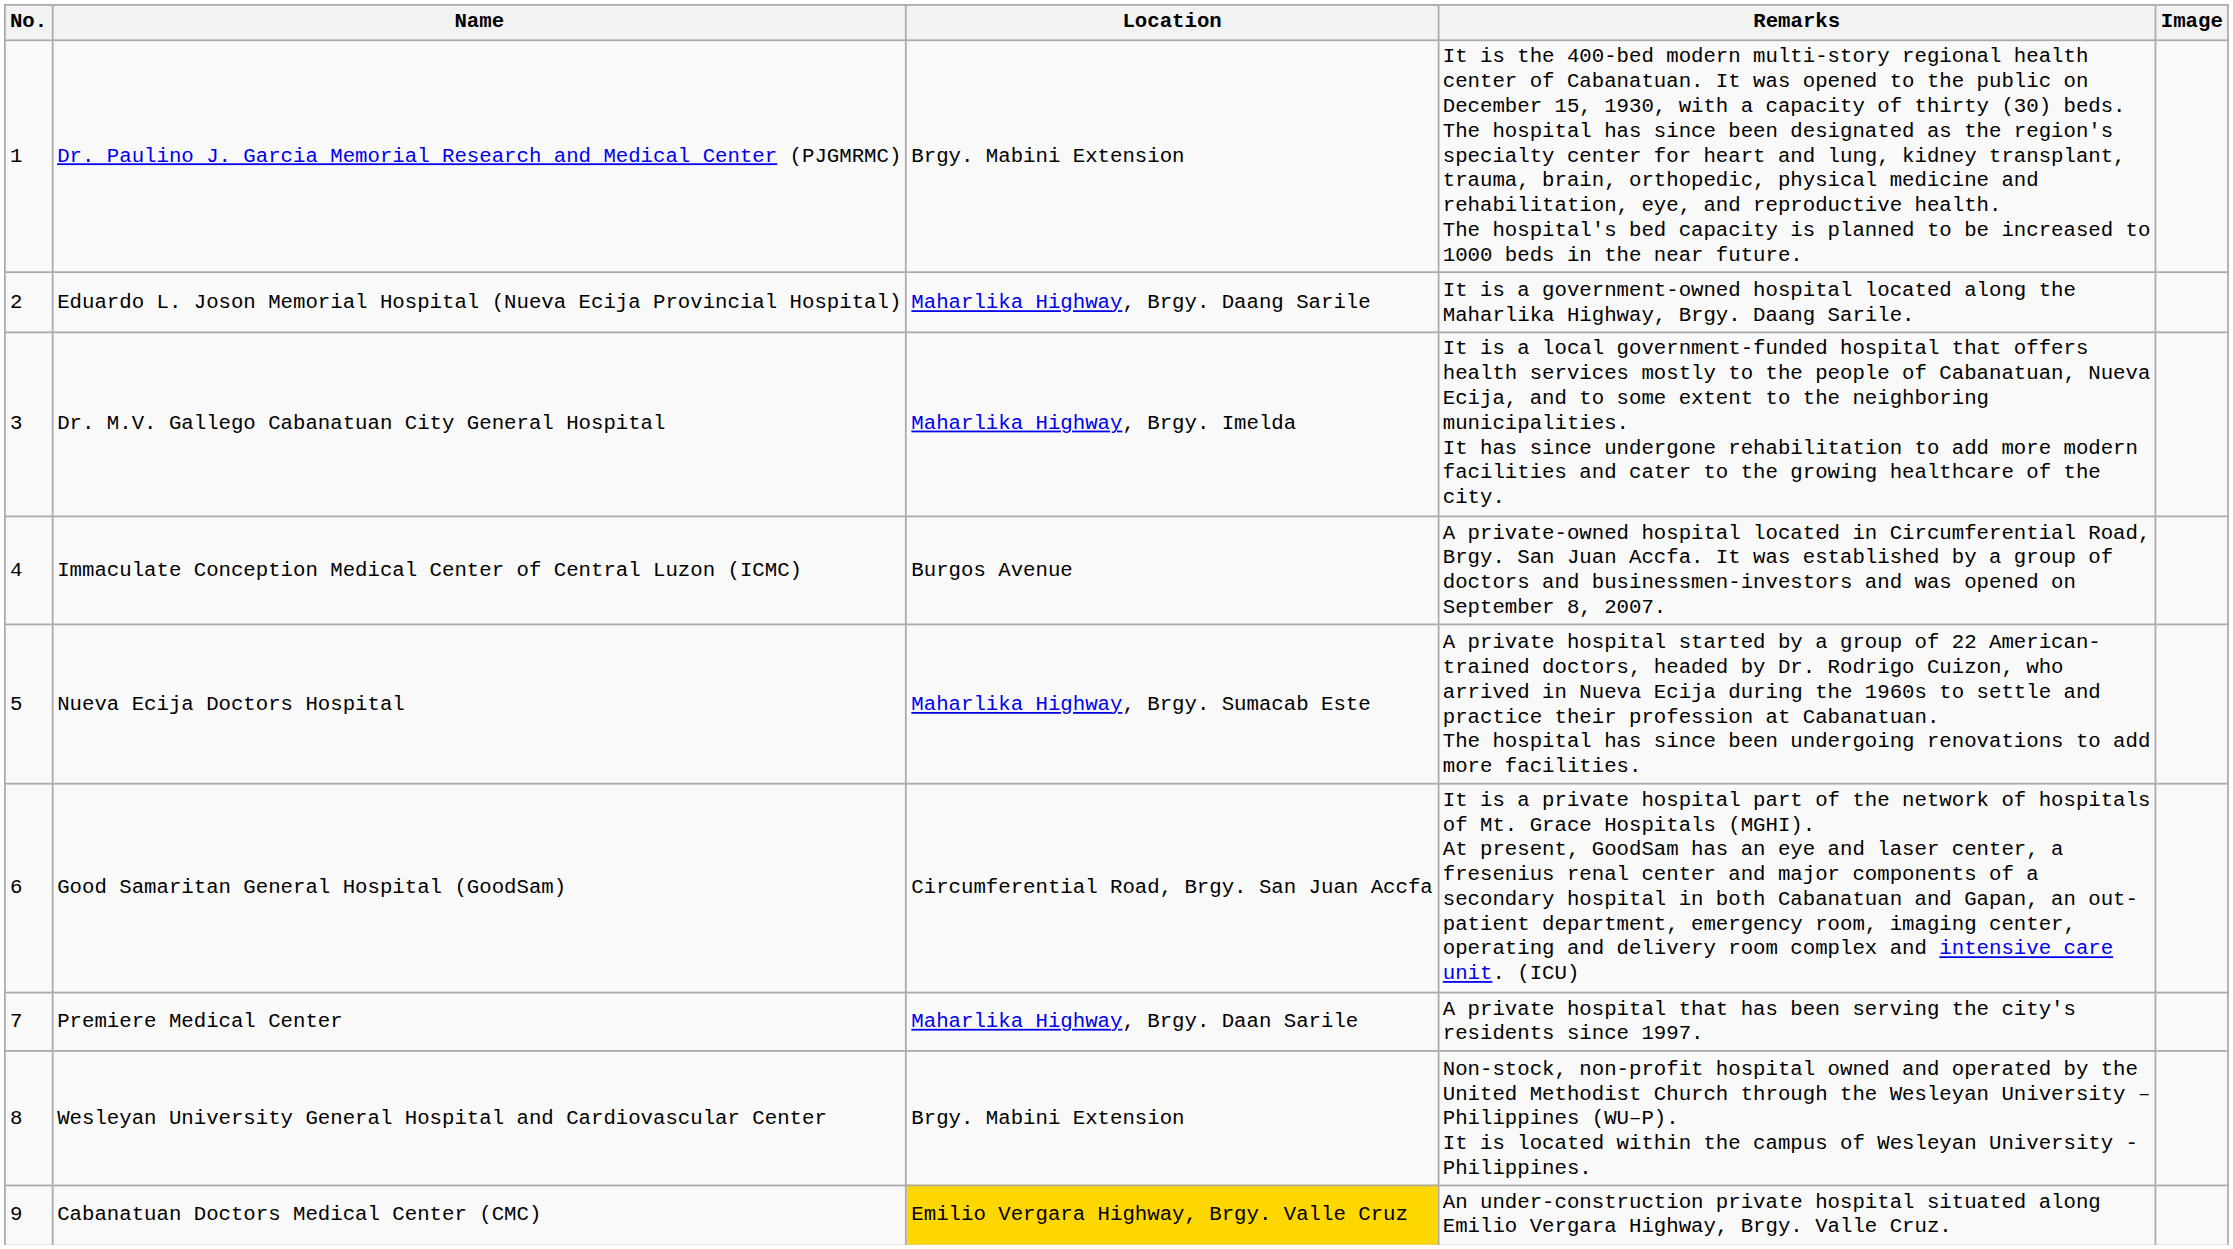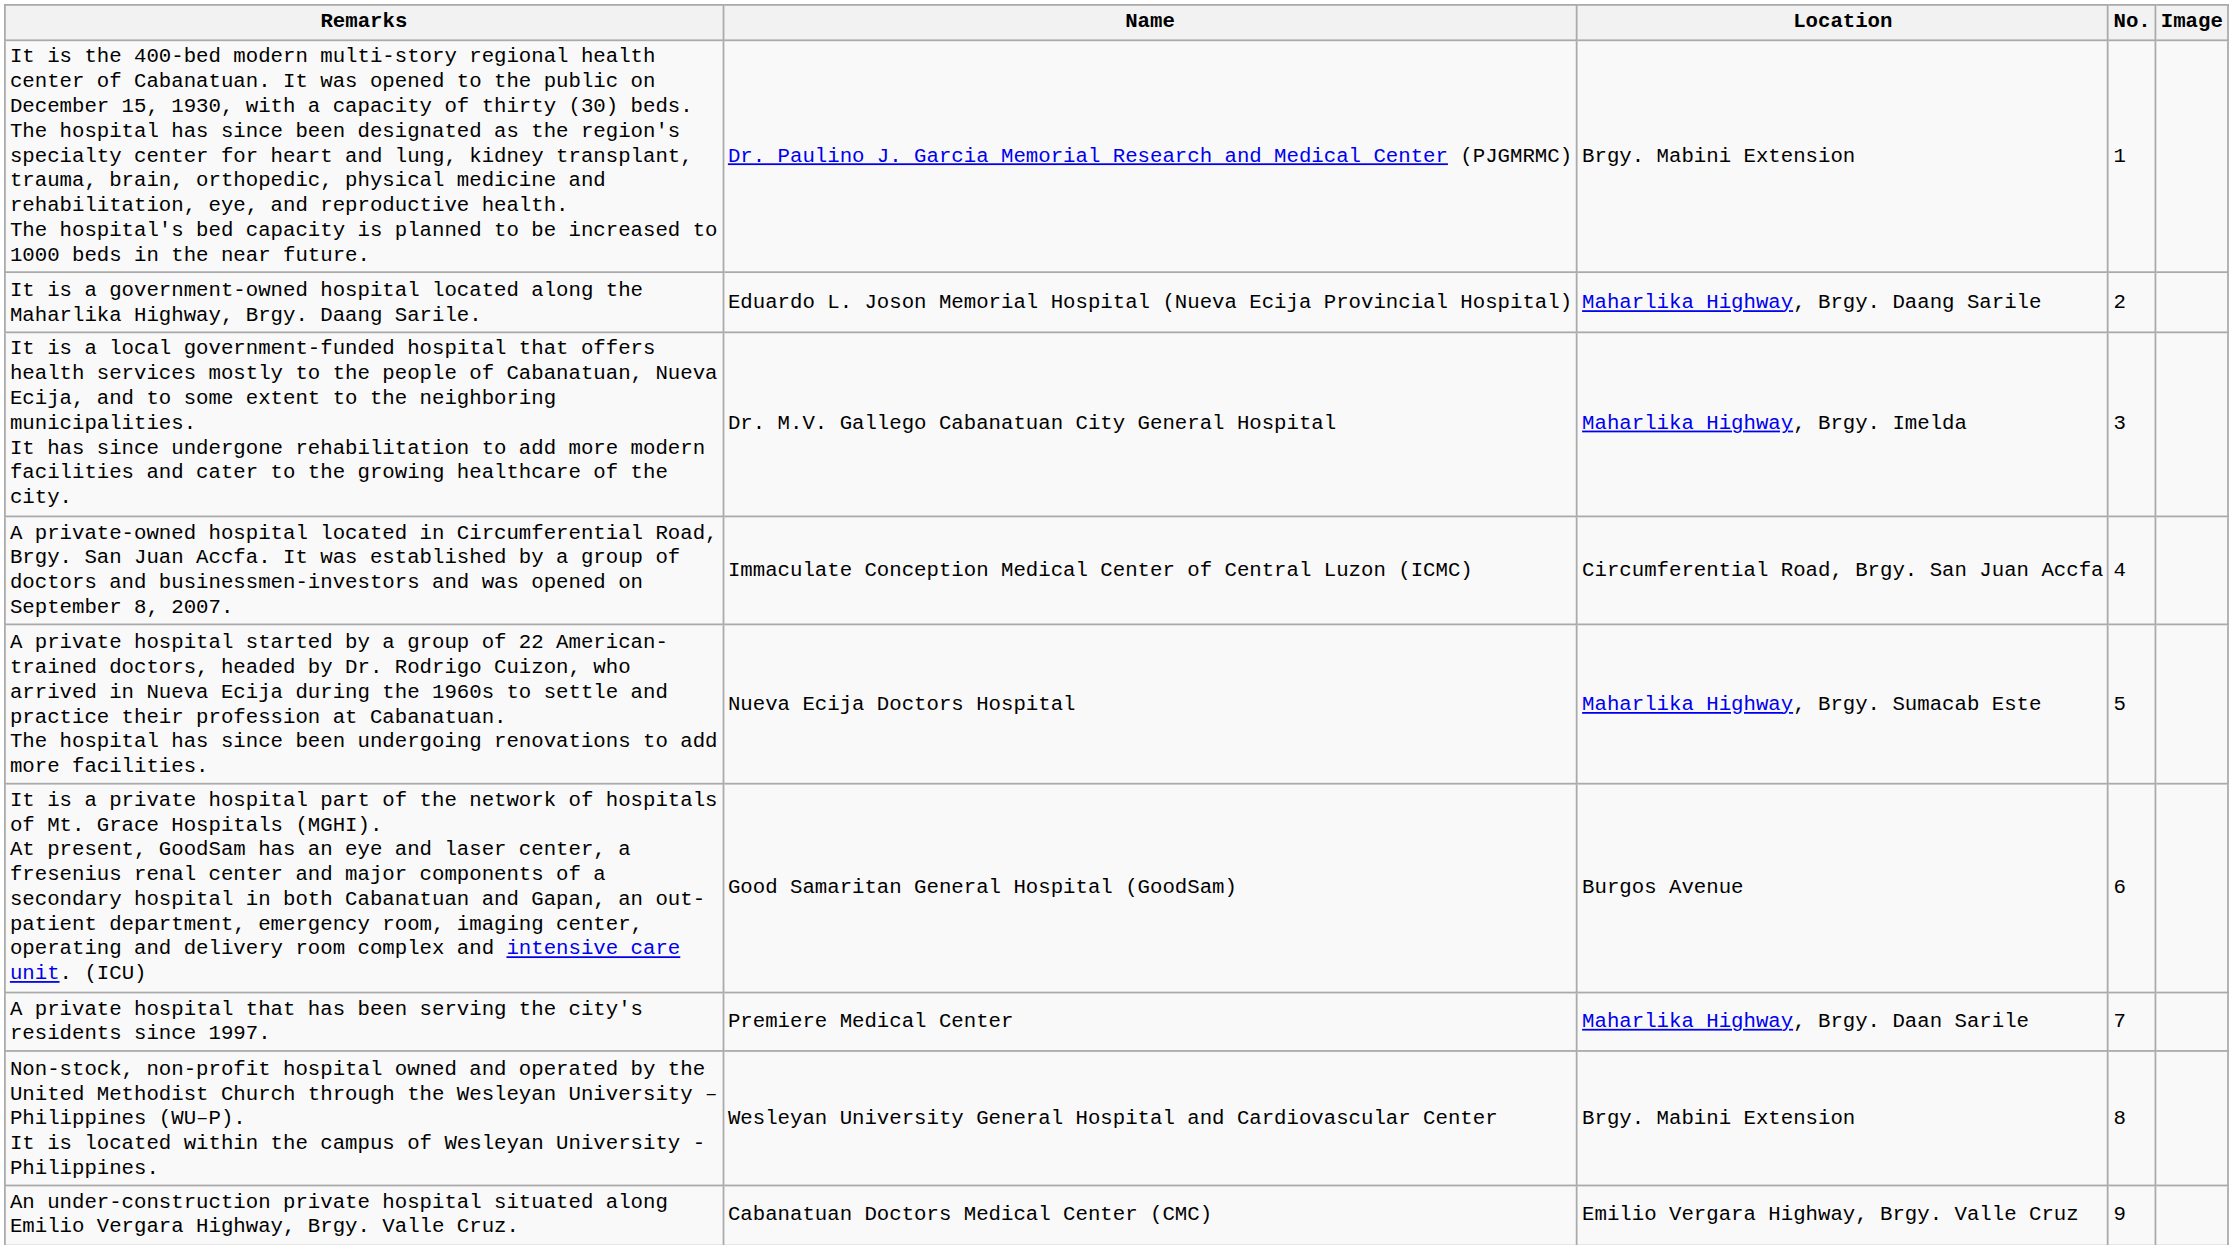columns swapped: (29, 22) <-> (1797, 22)
(992, 570) Burgos Avenue -> (1843, 570) Circumferential Road, Brgy. San Juan Accfa
(1172, 887) Circumferential Road, Brgy. San Juan Accfa -> (1663, 887) Burgos Avenue
(1160, 1215) gold background -> (1830, 1215) no background
